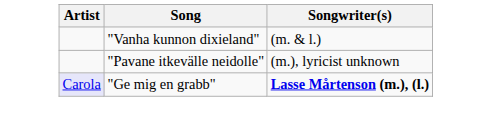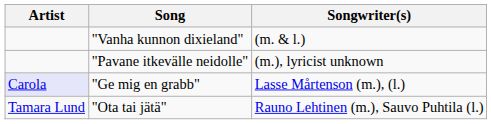(350, 84) bold -> (330, 84) normal
+ row: (129, 107)
